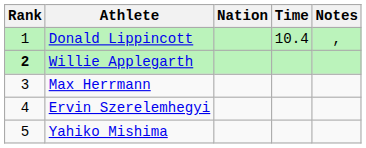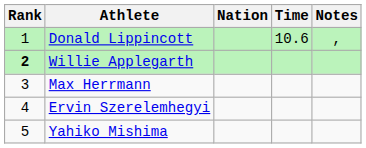(292, 39) 10.4 -> (292, 39) 10.6
